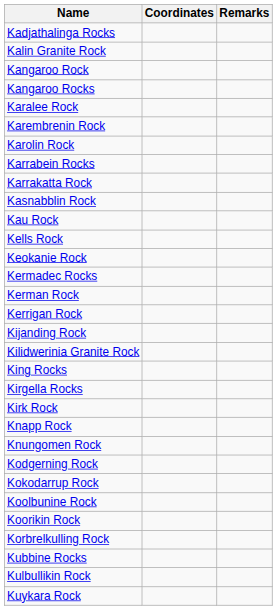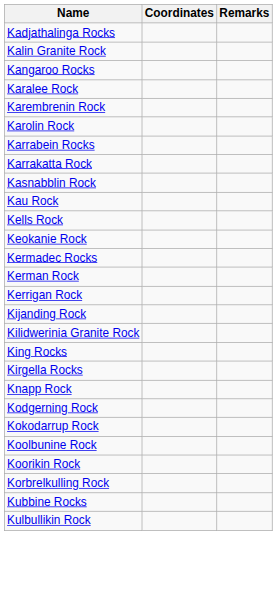- row: (48, 70)
- row: (32, 408)
- row: (54, 445)
- row: (44, 595)
